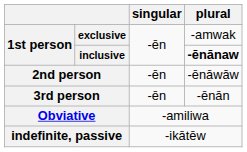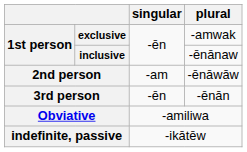(213, 55) bold -> (213, 55) normal
(157, 75) -ēn -> (157, 75) -am
